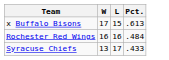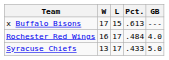+ column: (155, 11)
(117, 36) 16 -> (117, 36) 17
